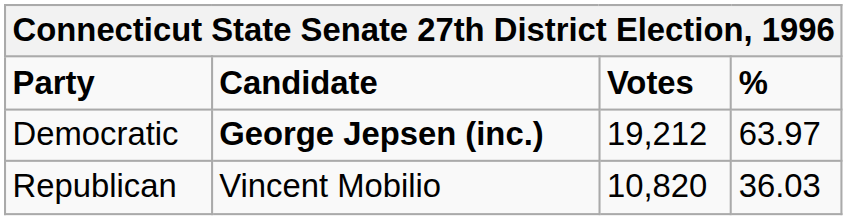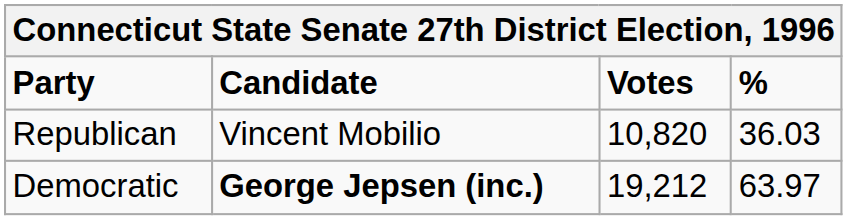rows swapped: (96, 134) <-> (95, 186)
